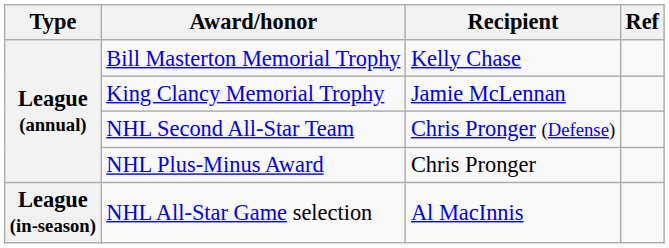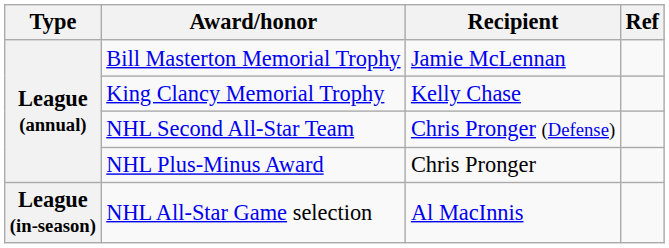(466, 57) Kelly Chase -> (488, 57) Jamie McLennan
(488, 93) Jamie McLennan -> (466, 93) Kelly Chase
